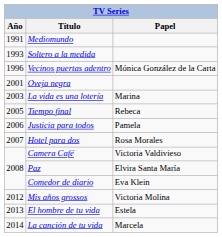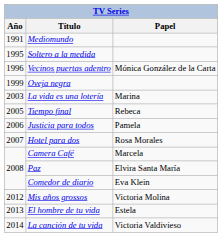(15, 54) 1993 -> (15, 54) 1995
(15, 83) 2001 -> (15, 83) 1999
(148, 154) Victoria Valdivieso -> (129, 154) Marcela
(129, 225) Marcela -> (148, 225) Victoria Valdivieso
